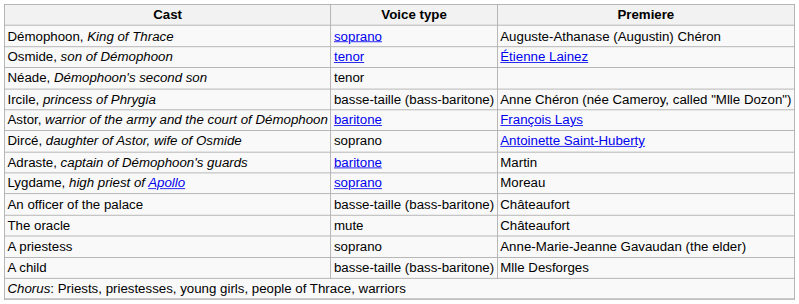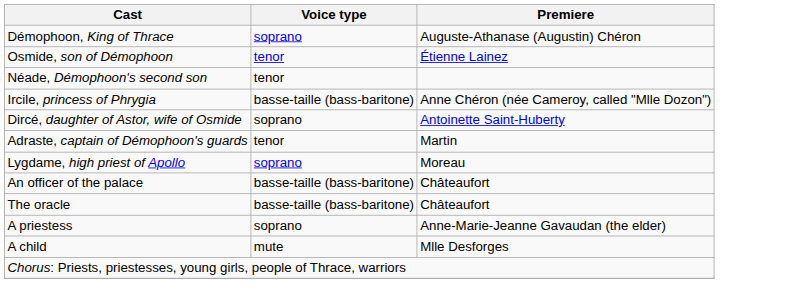- row: (168, 120)
(358, 162) baritone -> (269, 141) tenor
(349, 225) mute -> (334, 204) basse-taille (bass-baritone)
(414, 267) basse-taille (bass-baritone) -> (269, 246) mute
